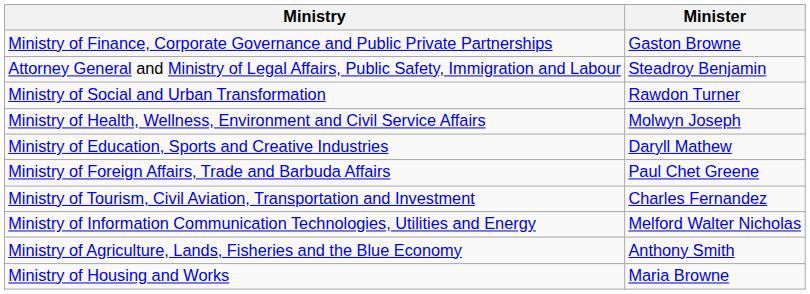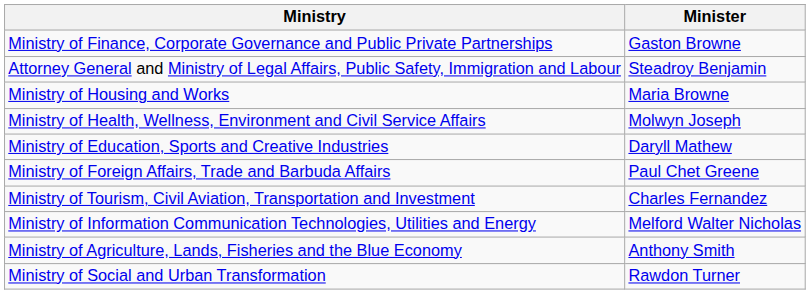rows swapped: (119, 276) <-> (167, 95)
